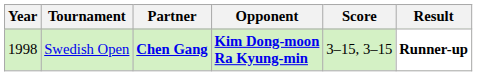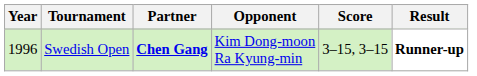(23, 49) 1998 -> (23, 49) 1996
(267, 49) bold -> (265, 49) normal
